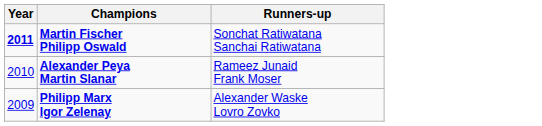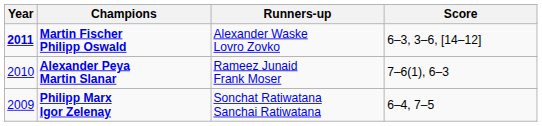+ column: (461, 14)
(268, 40) Sonchat Ratiwatana Sanchai Ratiwatana -> (261, 40) Alexander Waske Lovro Zovko
(261, 105) Alexander Waske Lovro Zovko -> (268, 105) Sonchat Ratiwatana Sanchai Ratiwatana
